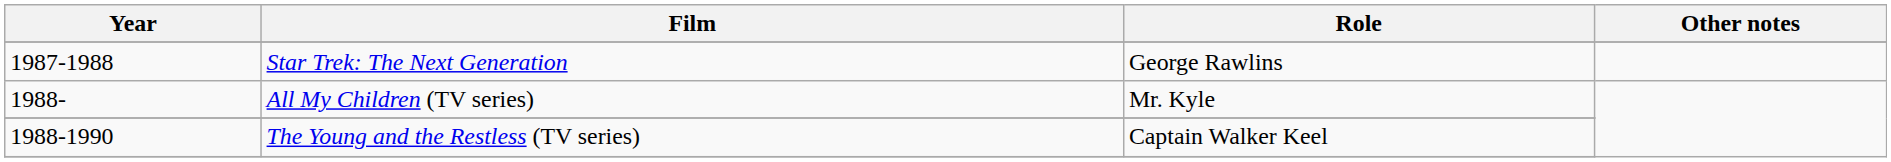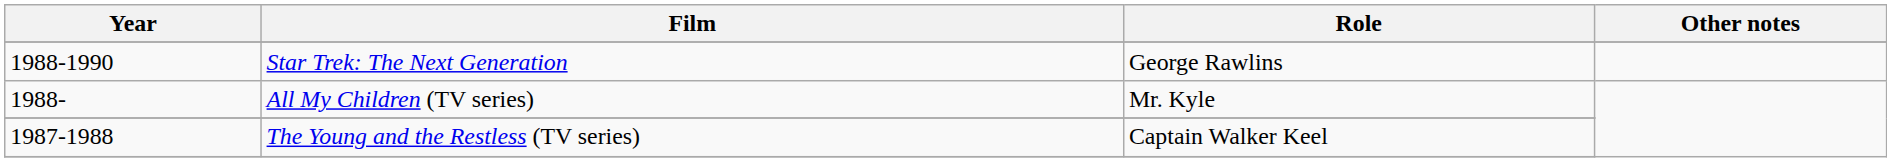(62, 61) 1987-1988 -> (62, 61) 1988-1990
(62, 136) 1988-1990 -> (62, 136) 1987-1988
